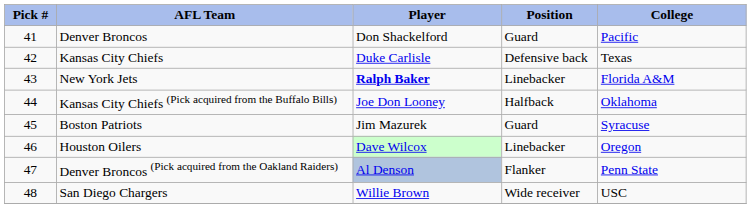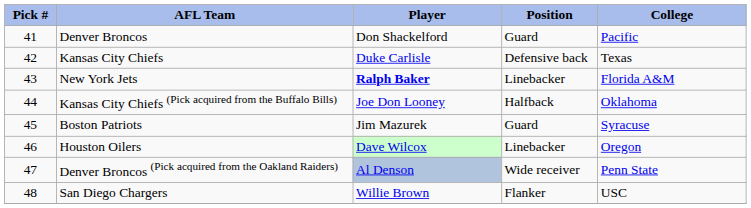(525, 169) Flanker -> (542, 169) Wide receiver
(542, 192) Wide receiver -> (525, 192) Flanker
